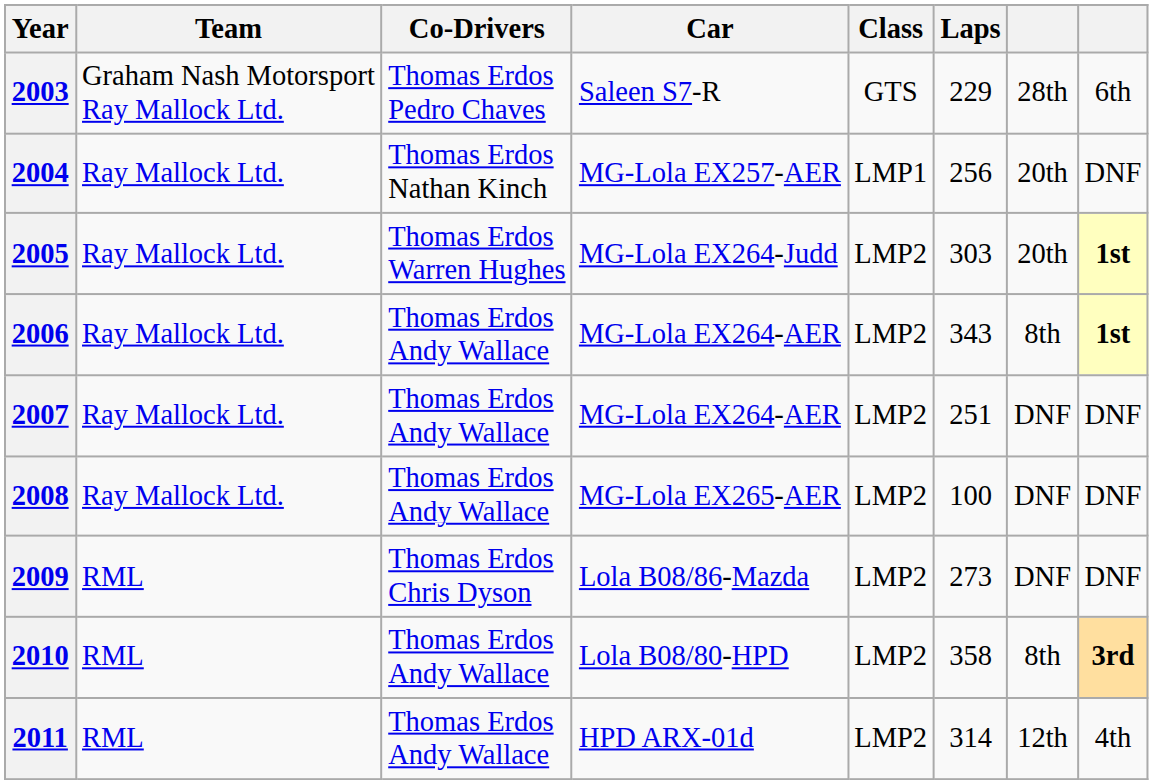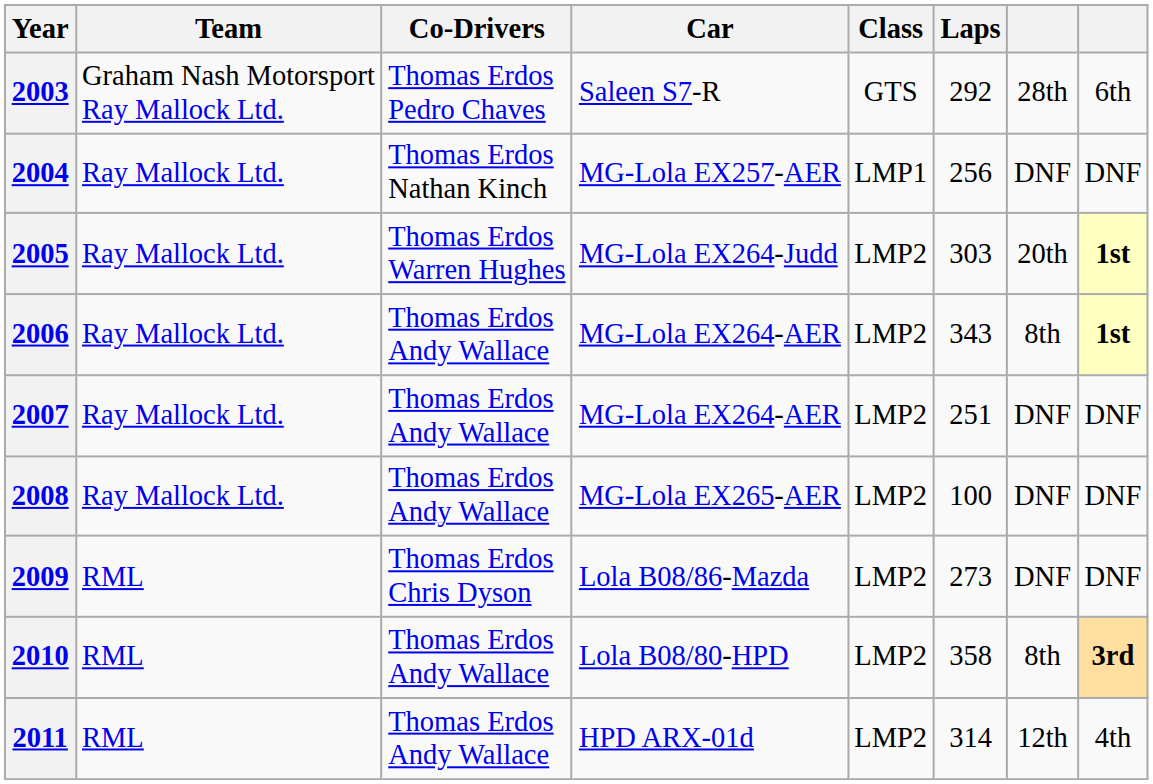(971, 92) 229 -> (971, 92) 292
(1043, 172) 20th -> (1043, 172) DNF
